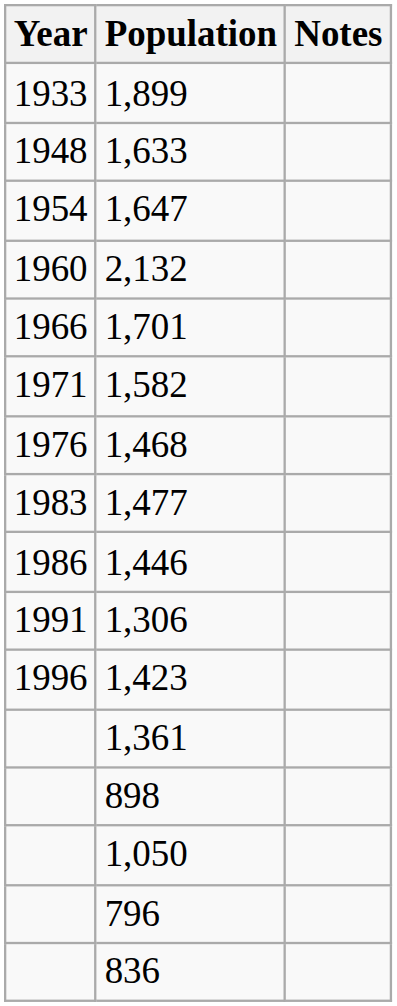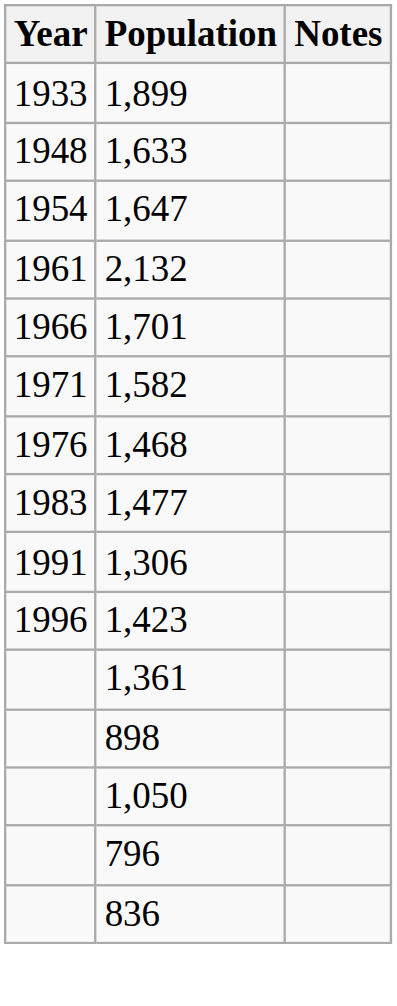(51, 268) 1960 -> (51, 268) 1961
- row: (146, 561)
